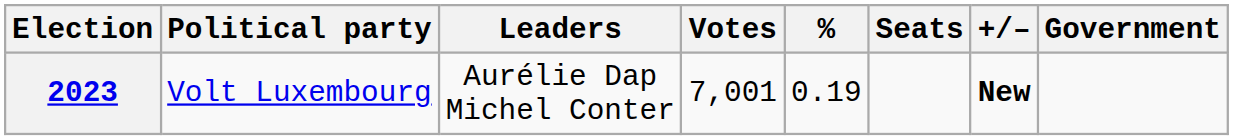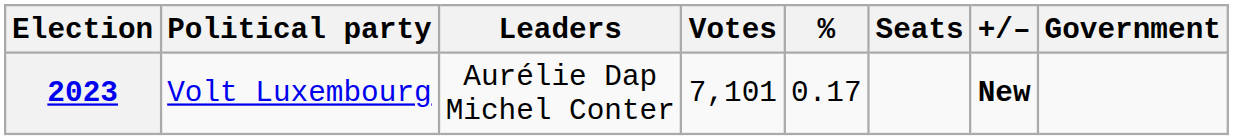(733, 94) 7,001 -> (733, 94) 7,101
(826, 94) 0.19 -> (826, 94) 0.17
